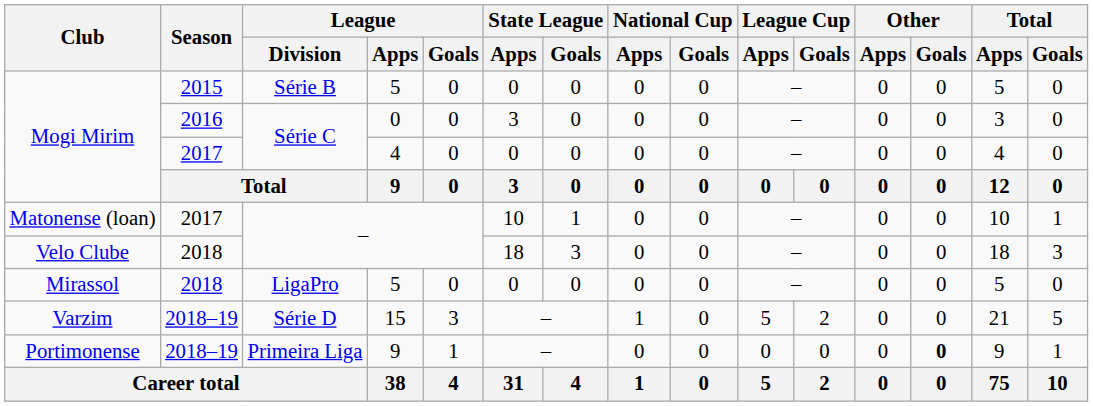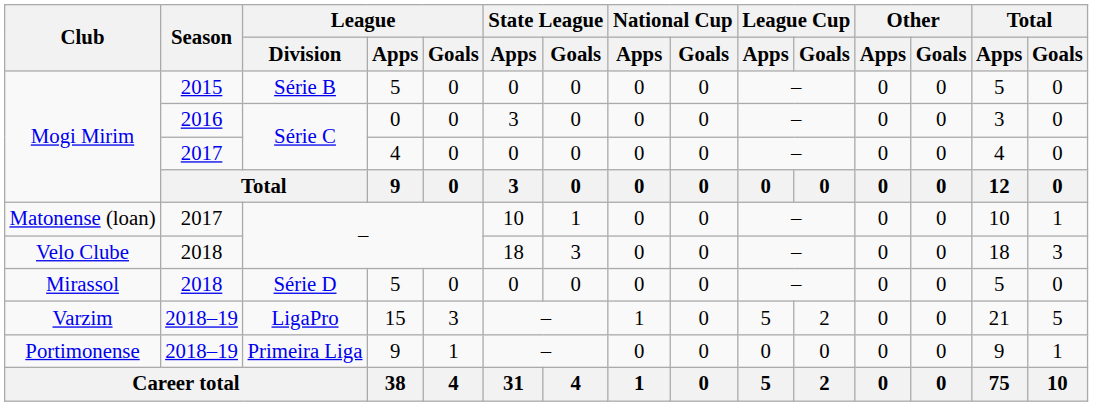(305, 284) LigaPro -> (305, 284) Série D
(305, 317) Série D -> (305, 317) LigaPro
(941, 350) bold -> (941, 350) normal
